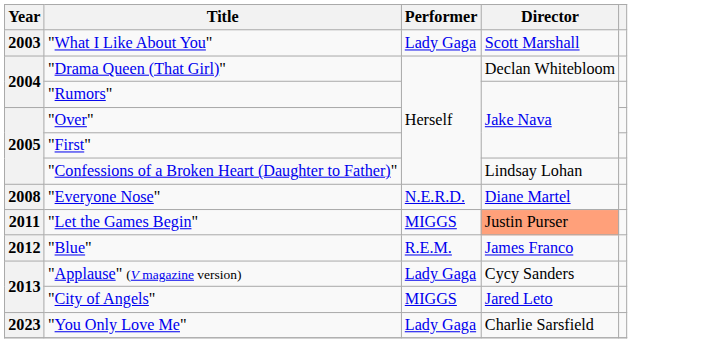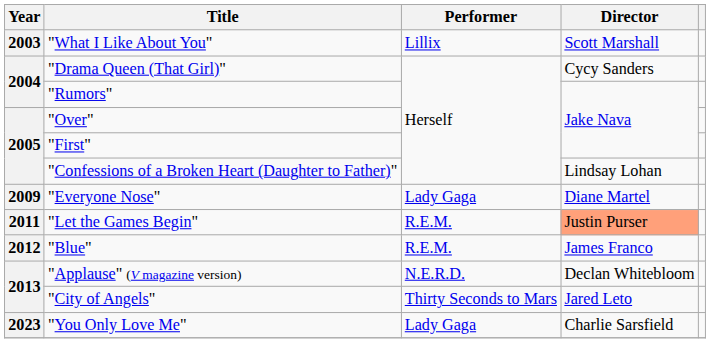(440, 42) Lady Gaga -> (423, 42) Lillix
(550, 68) Declan Whitebloom -> (609, 68) Cycy Sanders
(24, 196) 2008 -> (24, 196) 2009
(435, 196) N.E.R.D. -> (440, 196) Lady Gaga
(431, 222) MIGGS -> (428, 222) R.E.M.
(440, 273) Lady Gaga -> (435, 273) N.E.R.D.
(530, 273) Cycy Sanders -> (630, 273) Declan Whitebloom
(431, 299) MIGGS -> (481, 299) Thirty Seconds to Mars
